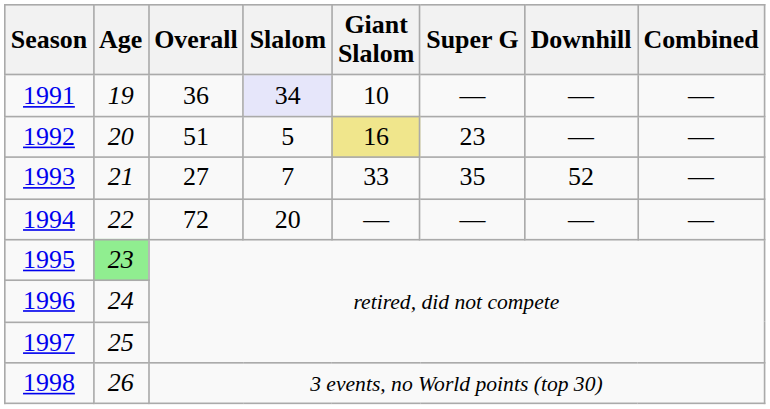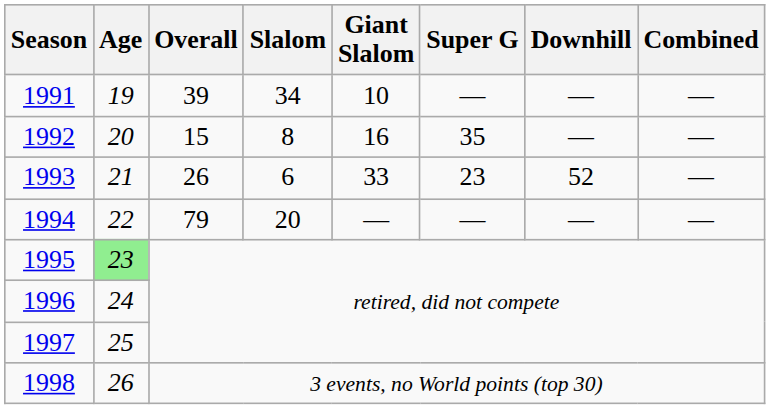(196, 95) 36 -> (196, 95) 39
(288, 95) lavender background -> (288, 95) no background
(196, 136) 51 -> (196, 136) 15
(288, 136) 5 -> (288, 136) 8
(376, 136) khaki background -> (376, 136) no background
(472, 136) 23 -> (472, 136) 35
(196, 177) 27 -> (196, 177) 26
(288, 177) 7 -> (288, 177) 6
(472, 177) 35 -> (472, 177) 23
(196, 218) 72 -> (196, 218) 79
